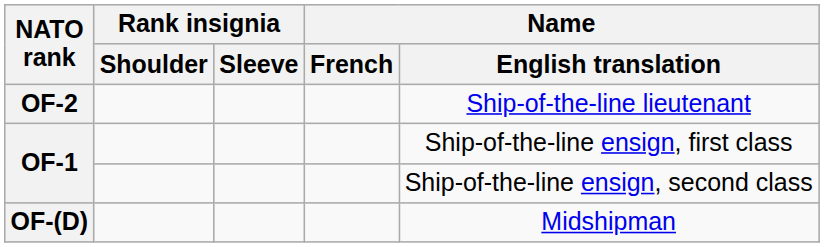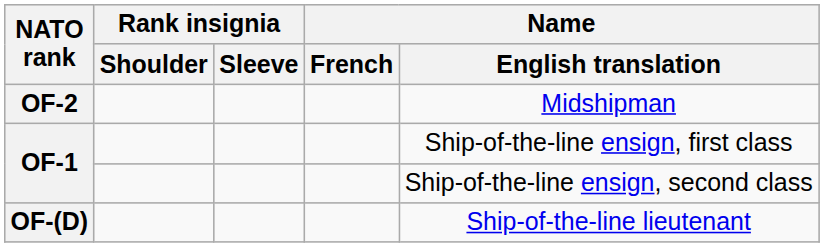(609, 103) Ship-of-the-line lieutenant -> (609, 103) Midshipman
(609, 222) Midshipman -> (609, 222) Ship-of-the-line lieutenant
